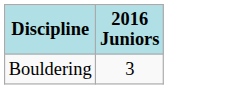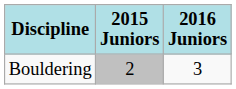+ column: (130, 29)
